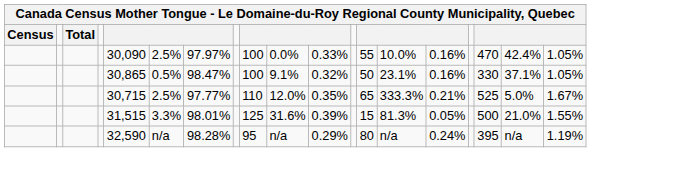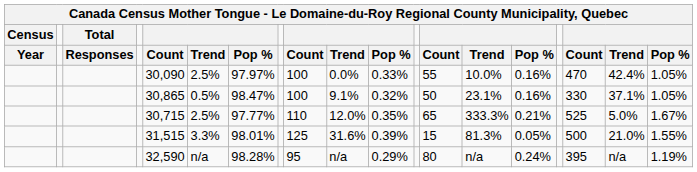+ row: (30, 55)
